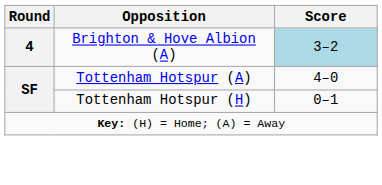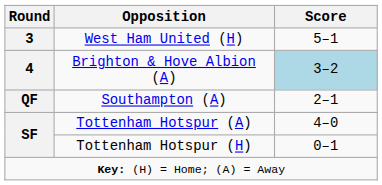+ row: (164, 39)
+ row: (164, 101)
